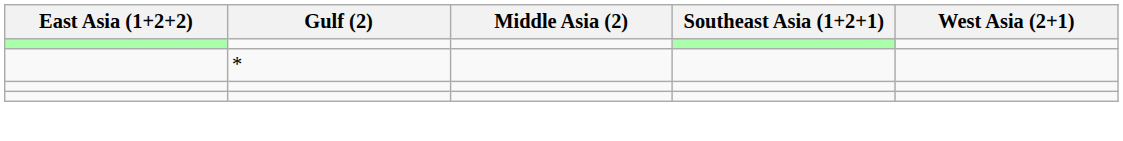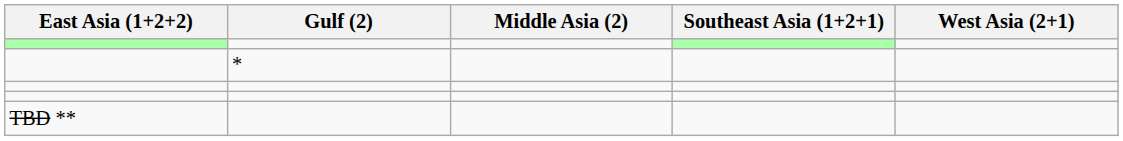+ row: (43, 117)
